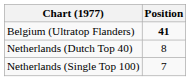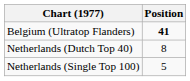(164, 66) 7 -> (164, 66) 5
